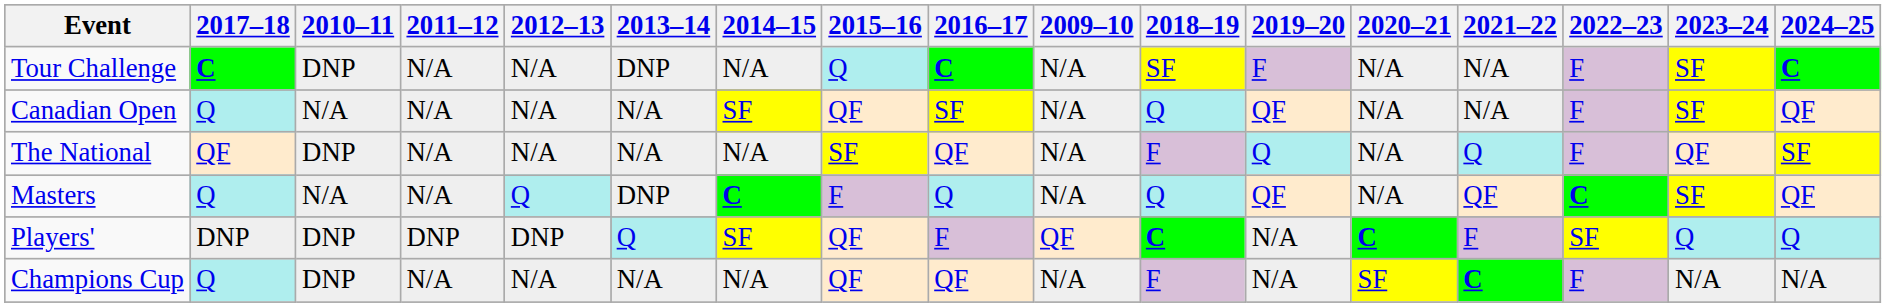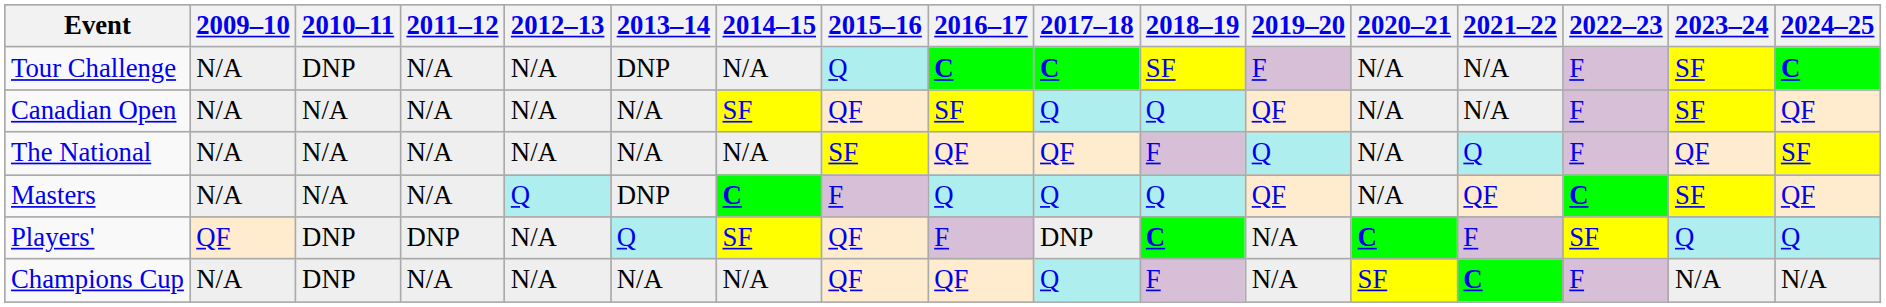columns swapped: (1087, 25) <-> (243, 25)
(329, 152) DNP -> (325, 152) N/A
(538, 237) DNP -> (534, 237) N/A
